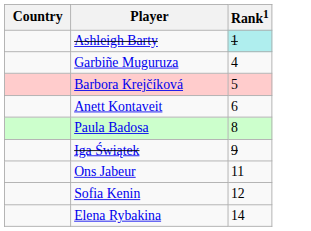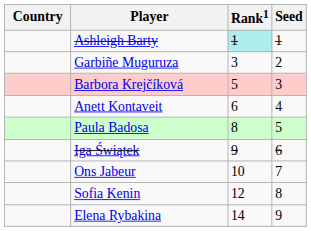+ column: (289, 17)
(234, 62) 4 -> (234, 62) 3
(238, 171) 11 -> (238, 171) 10
